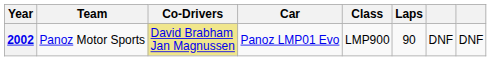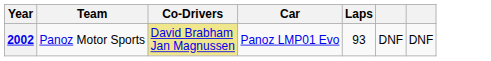- column: (367, 14)
(409, 40) 90 -> (359, 40) 93
